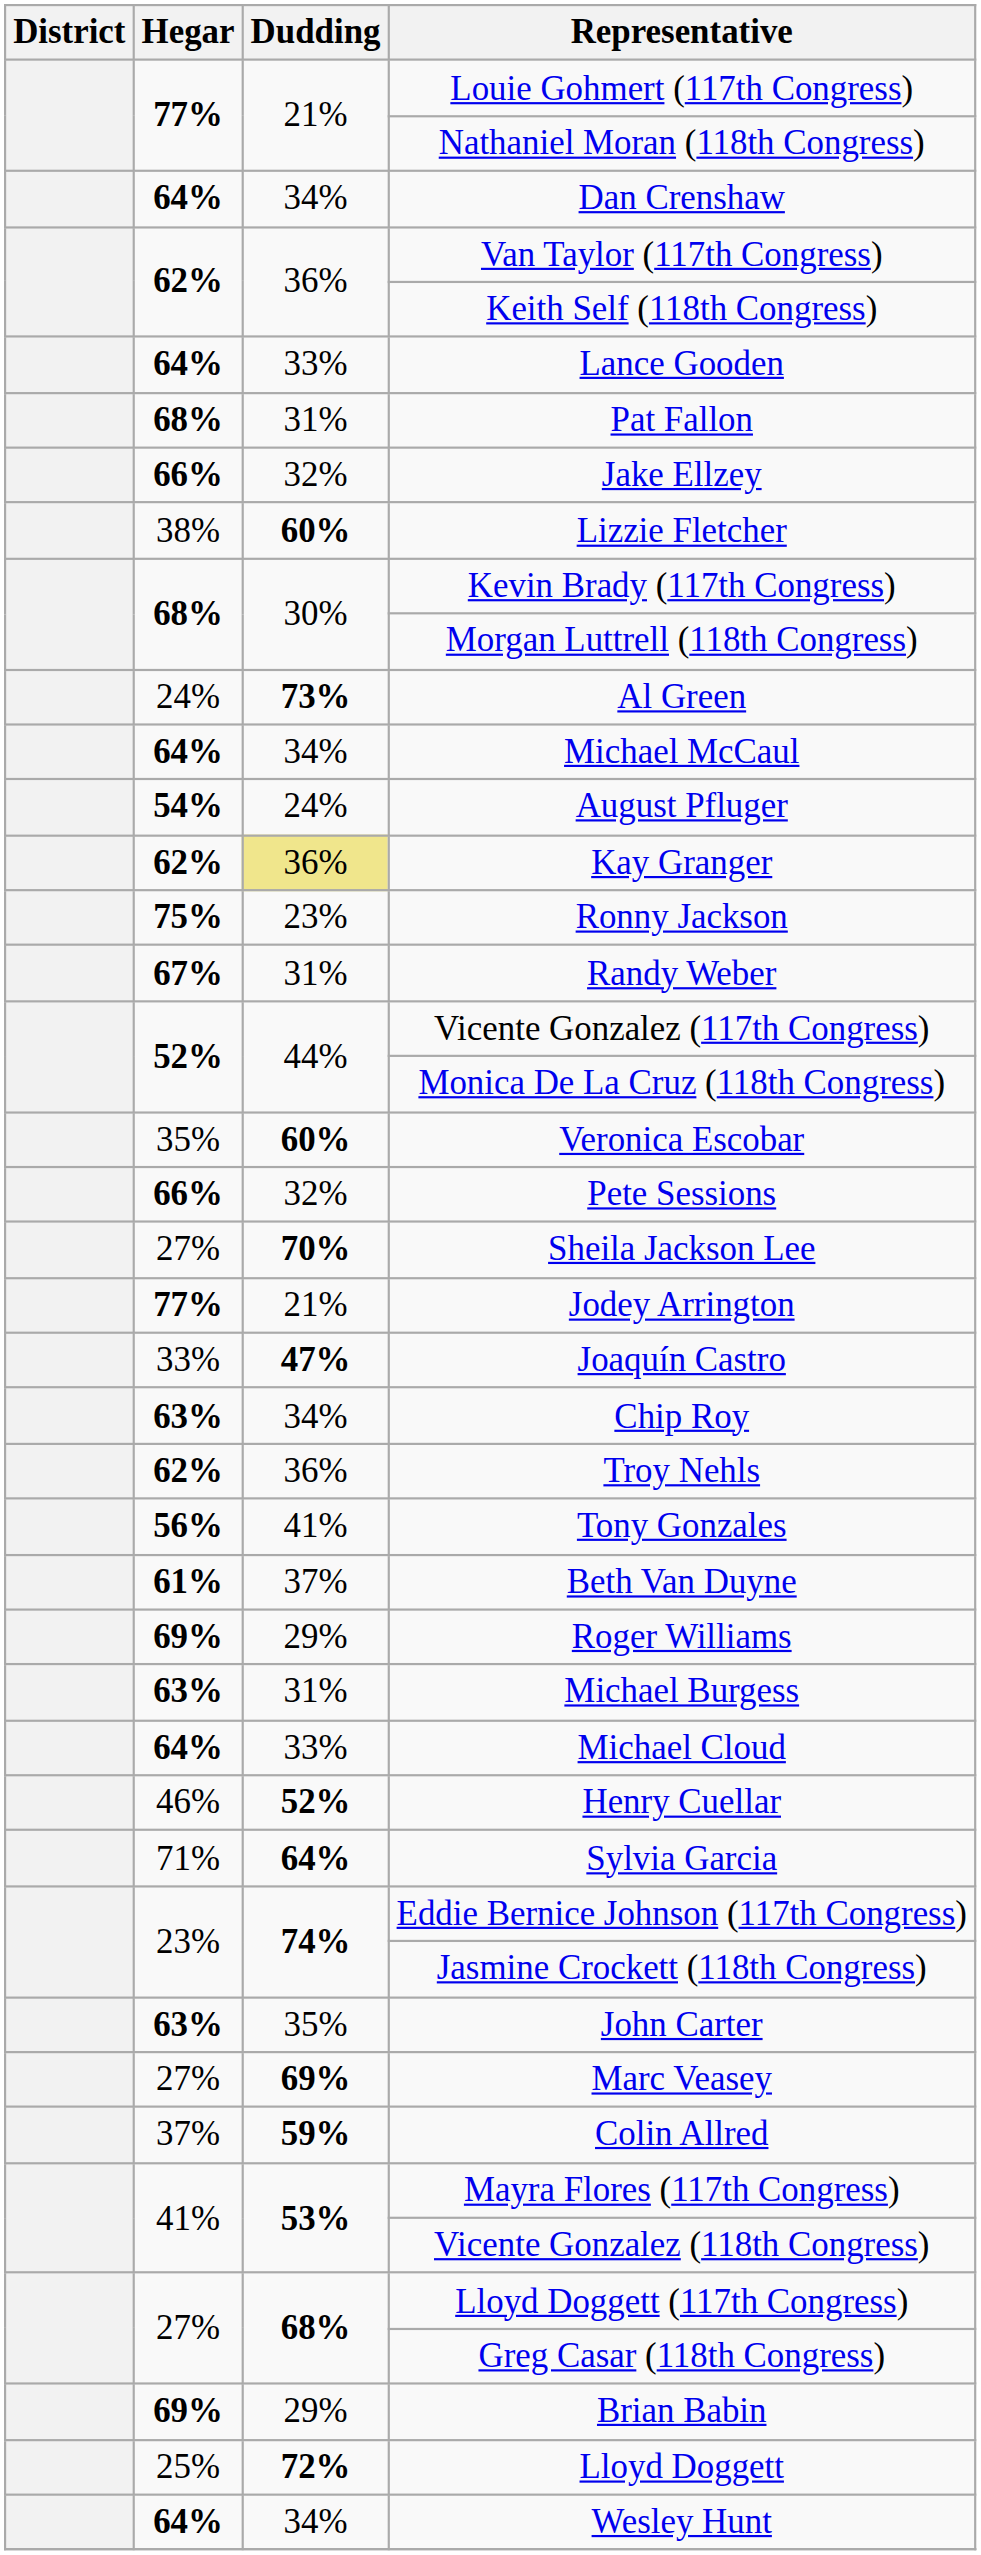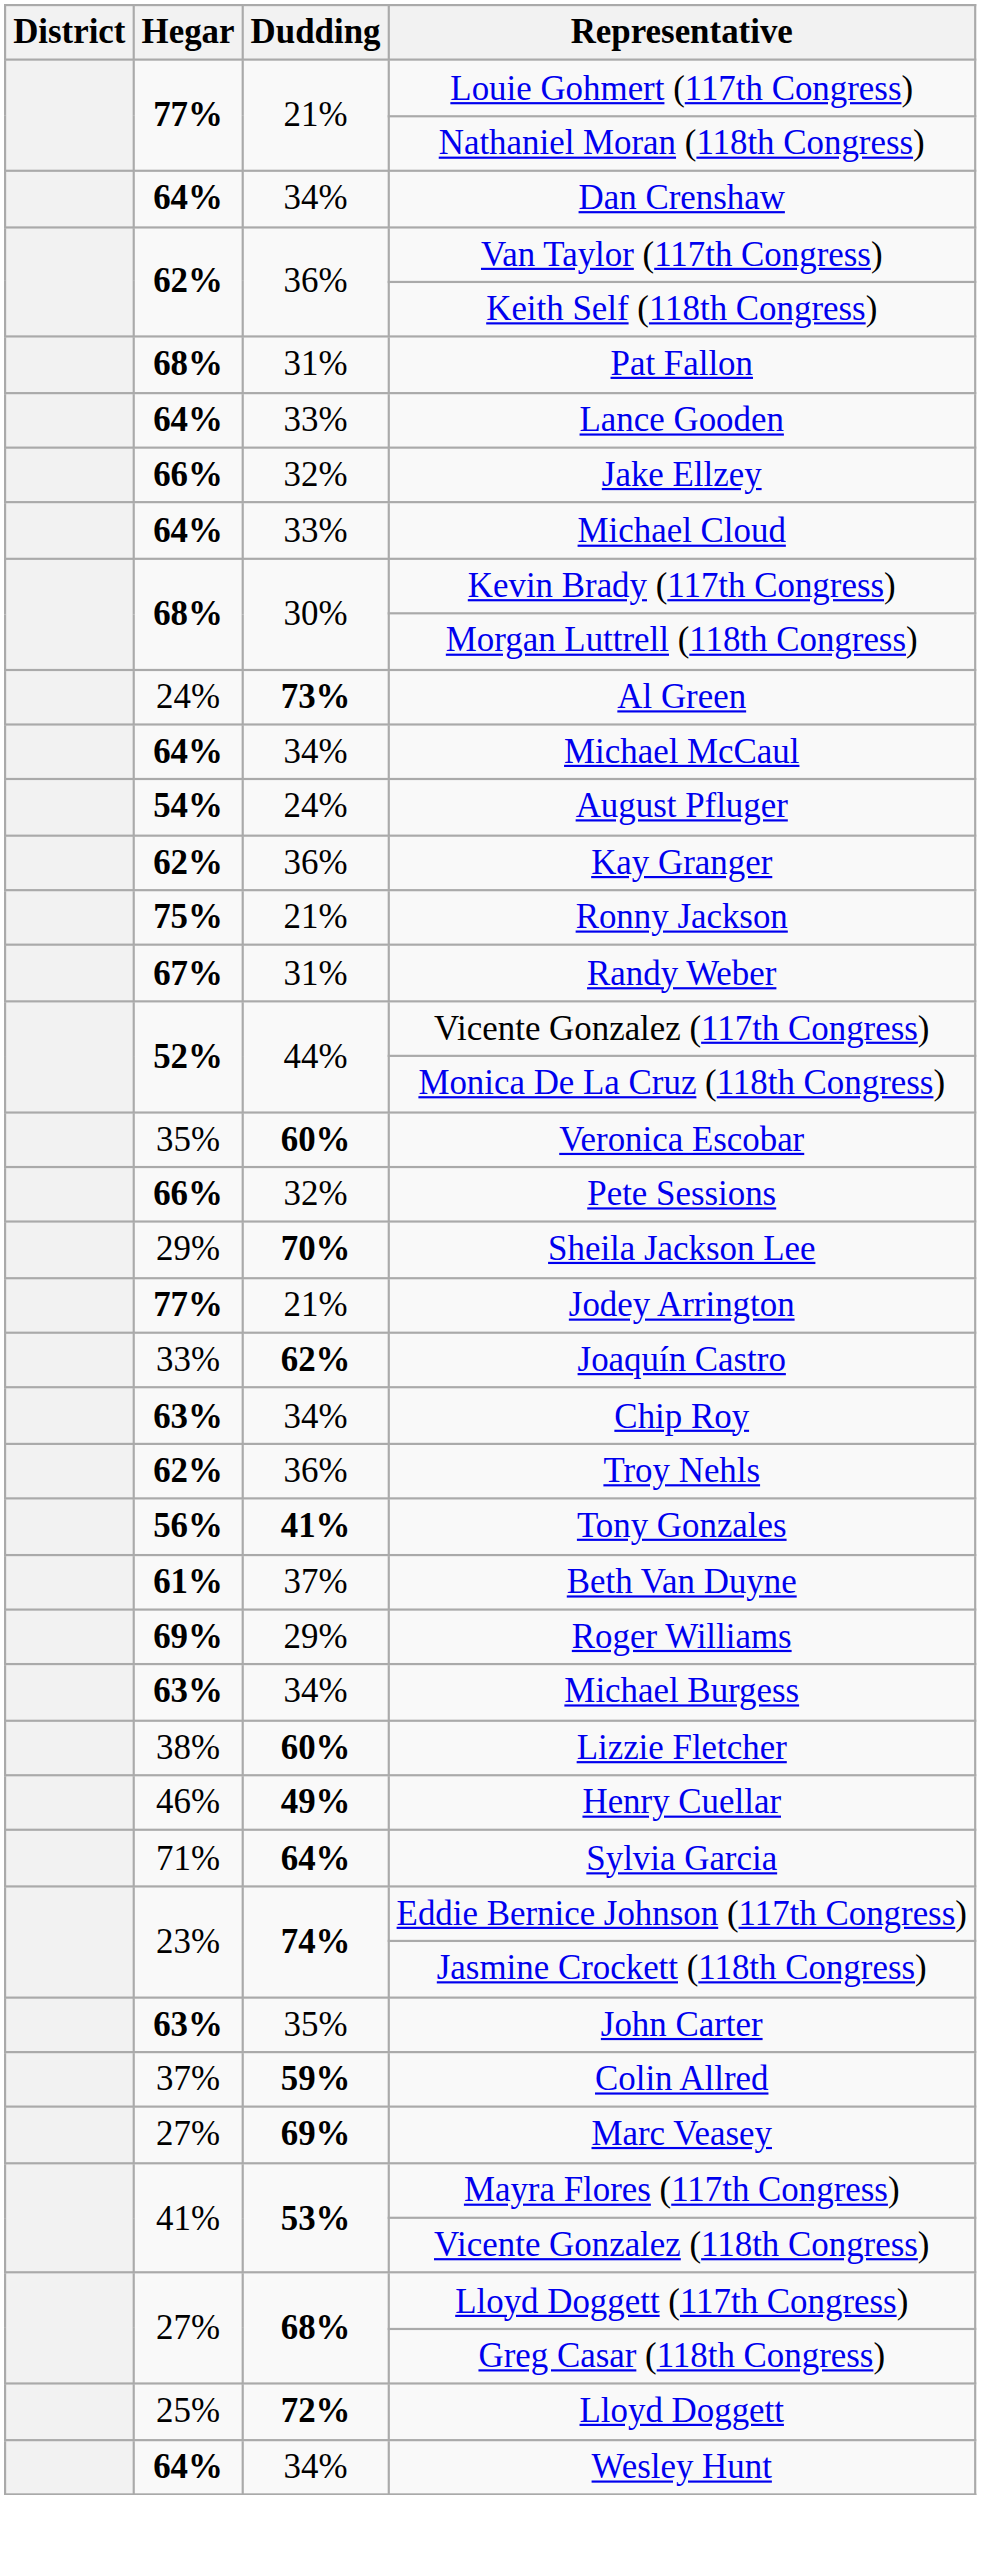rows swapped: (682, 419) <-> (682, 364)
rows swapped: (682, 530) <-> (682, 1747)
(316, 861) khaki background -> (316, 861) no background
(316, 917) 23% -> (316, 917) 21%
(188, 1249) 27% -> (188, 1249) 29%
(316, 1359) 47% -> (316, 1359) 62%
(316, 1525) normal -> (316, 1525) bold
(316, 1691) 31% -> (316, 1691) 34%
(316, 1802) 52% -> (316, 1802) 49%
rows swapped: (682, 2134) <-> (682, 2078)
- row: (682, 2410)
